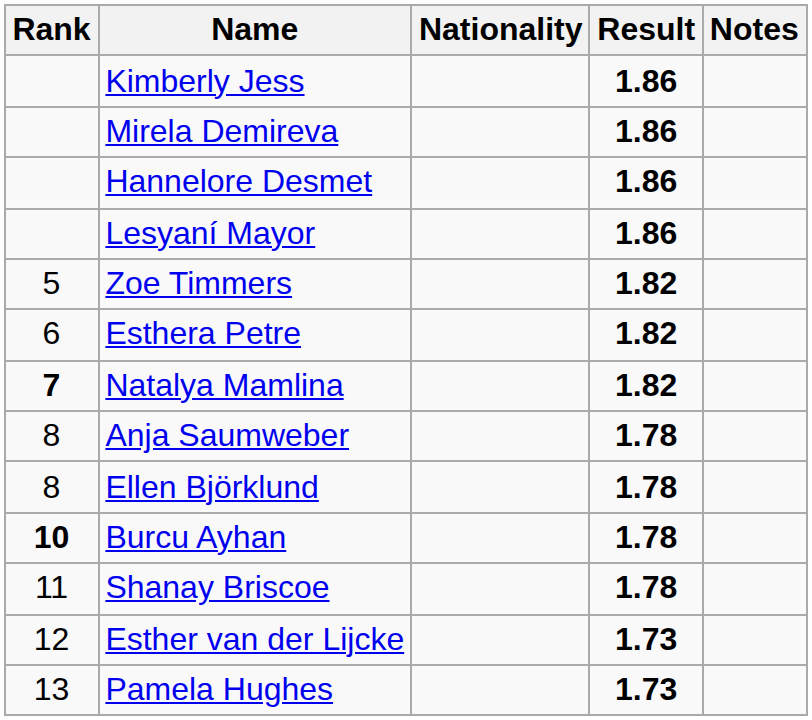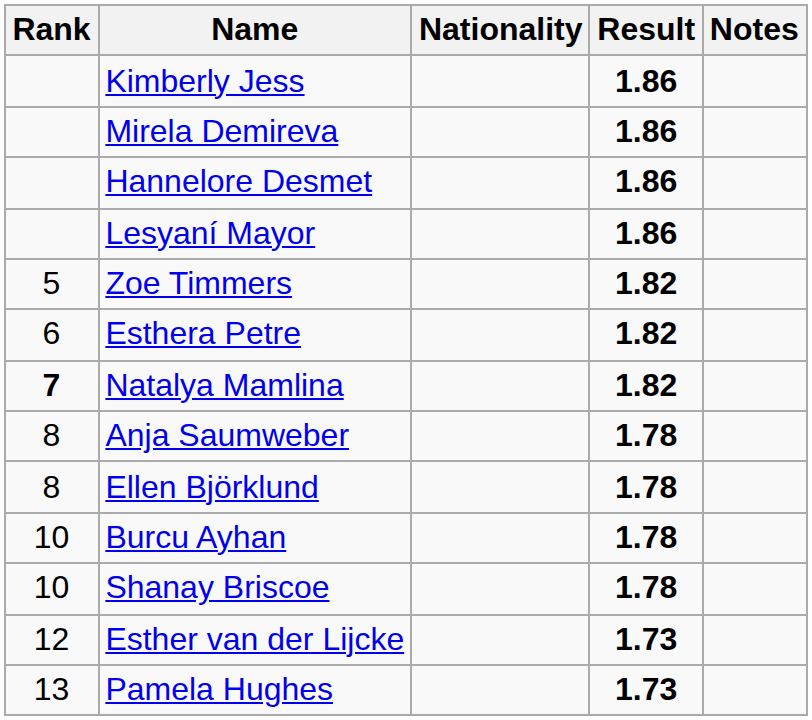(51, 537) bold -> (51, 537) normal
(51, 588) 11 -> (51, 588) 10
